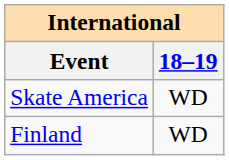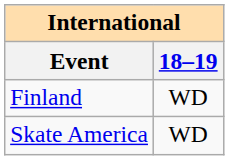rows swapped: (46, 135) <-> (79, 97)
